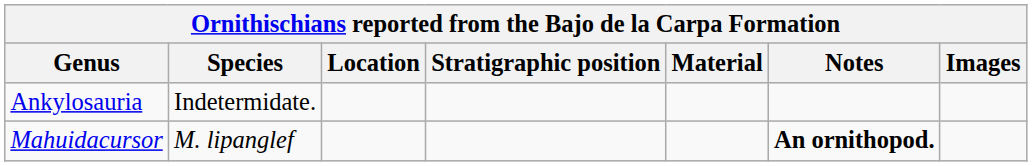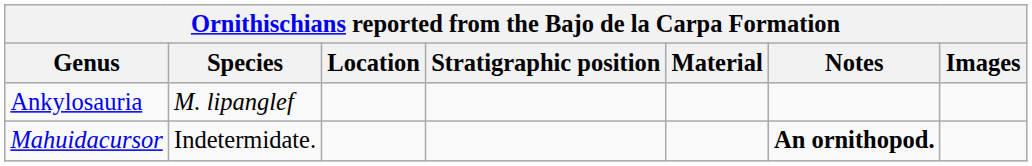(245, 101) Indetermidate. -> (234, 101) M. lipanglef
(234, 140) M. lipanglef -> (245, 140) Indetermidate.
